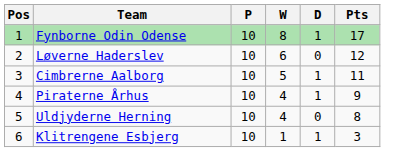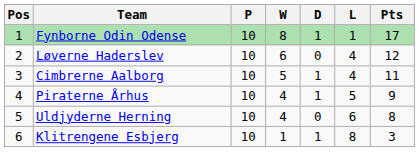+ column: (352, 15)
